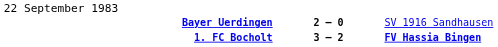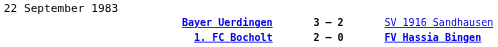(329, 23) 2 – 0 -> (329, 23) 3 – 2
(329, 37) 3 – 2 -> (329, 37) 2 – 0
